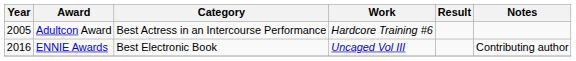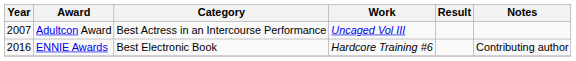(19, 30) 2005 -> (19, 30) 2007
(382, 30) Hardcore Training #6 -> (368, 30) Uncaged Vol III
(368, 47) Uncaged Vol III -> (382, 47) Hardcore Training #6
